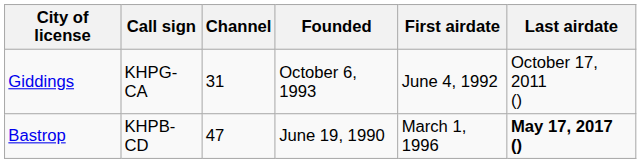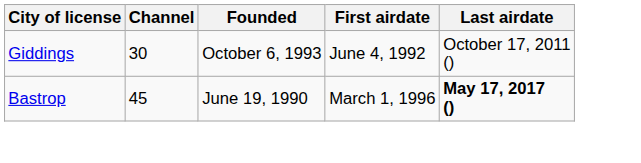- column: (161, 27)
(215, 81) 31 -> (138, 53) 30
(215, 135) 47 -> (138, 98) 45
